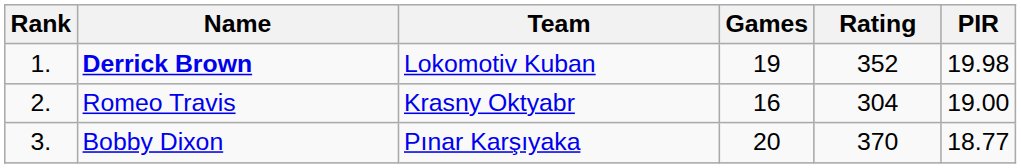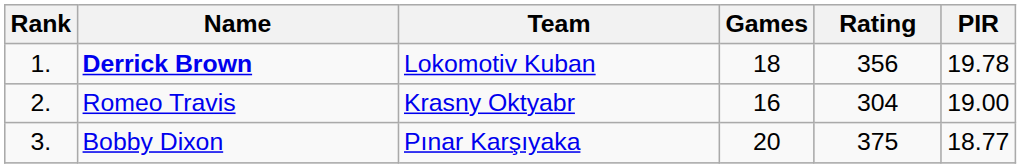(767, 63) 19 -> (767, 63) 18
(878, 63) 352 -> (878, 63) 356
(978, 63) 19.98 -> (978, 63) 19.78
(878, 142) 370 -> (878, 142) 375
